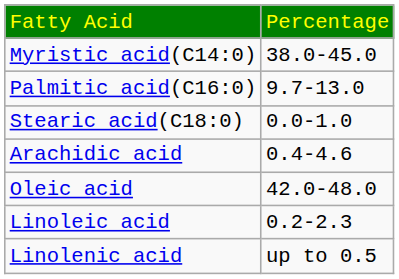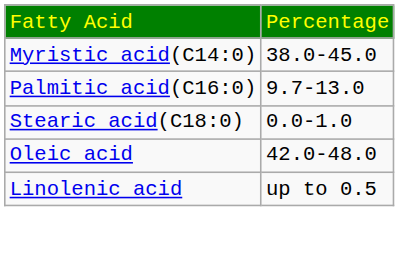- row: (96, 155)
- row: (90, 222)
